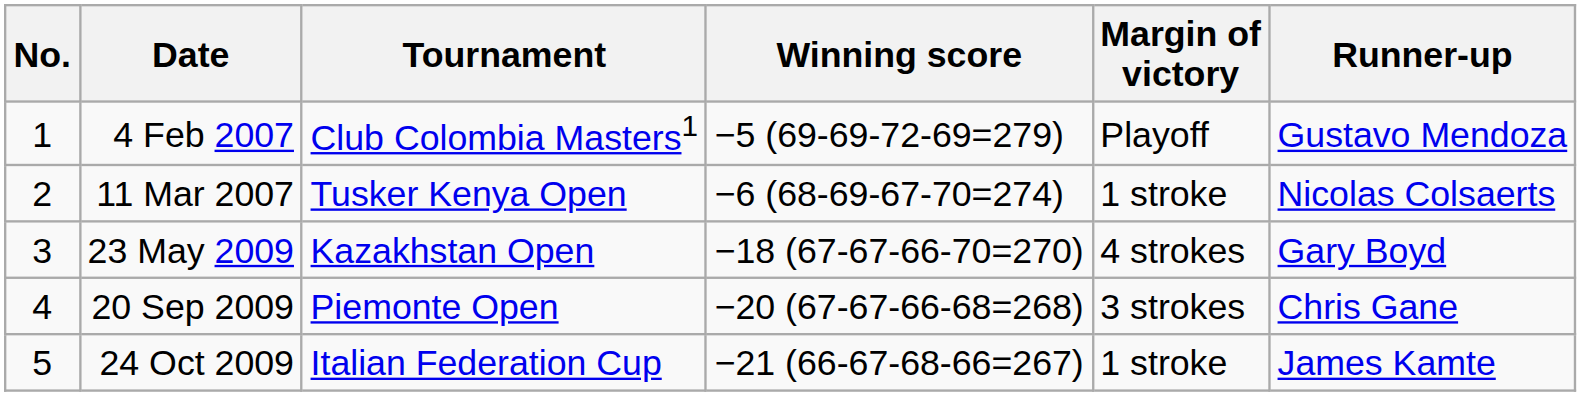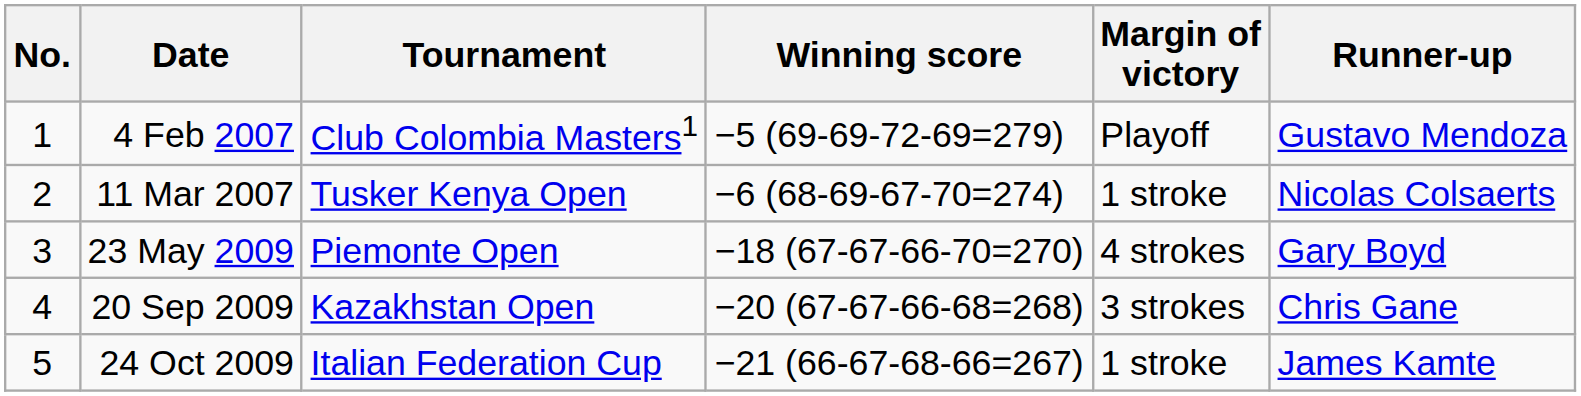(452, 250) Kazakhstan Open -> (435, 250) Piemonte Open
(435, 307) Piemonte Open -> (452, 307) Kazakhstan Open
